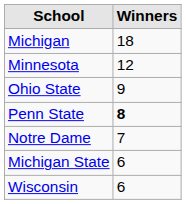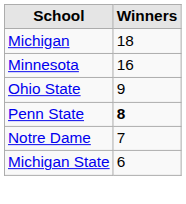(125, 65) 12 -> (125, 65) 16
- row: (43, 187)
